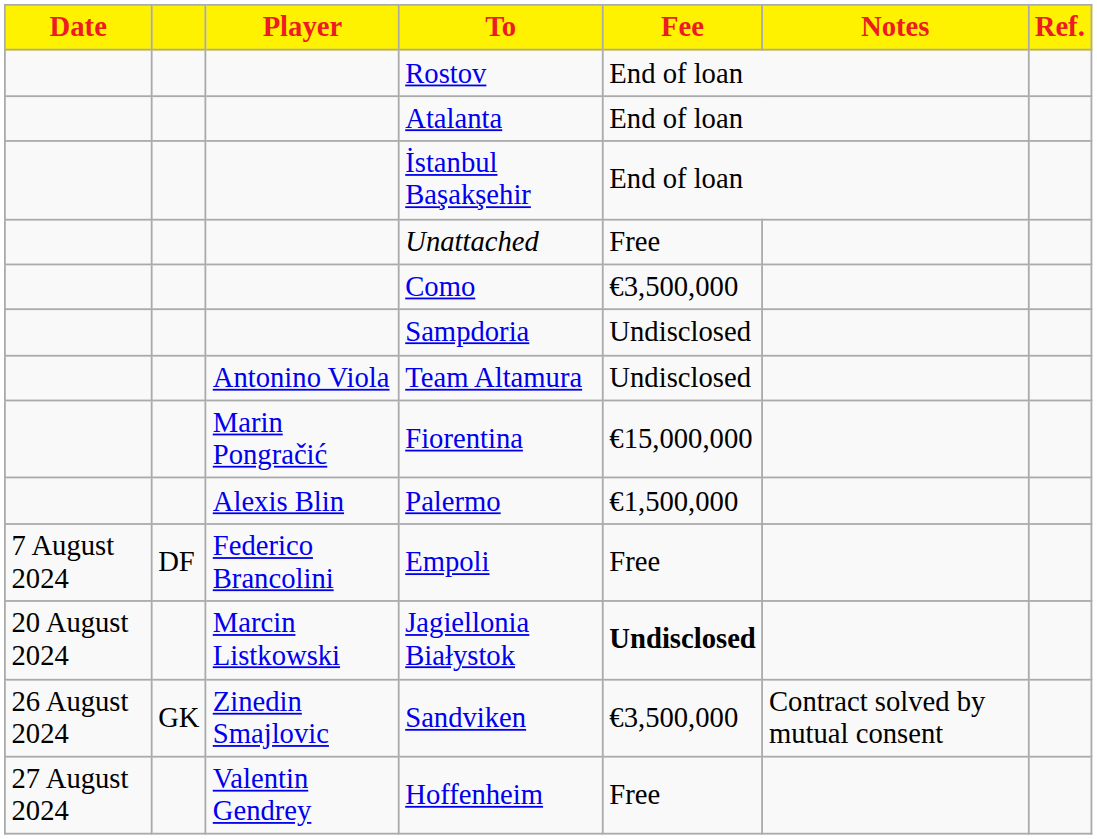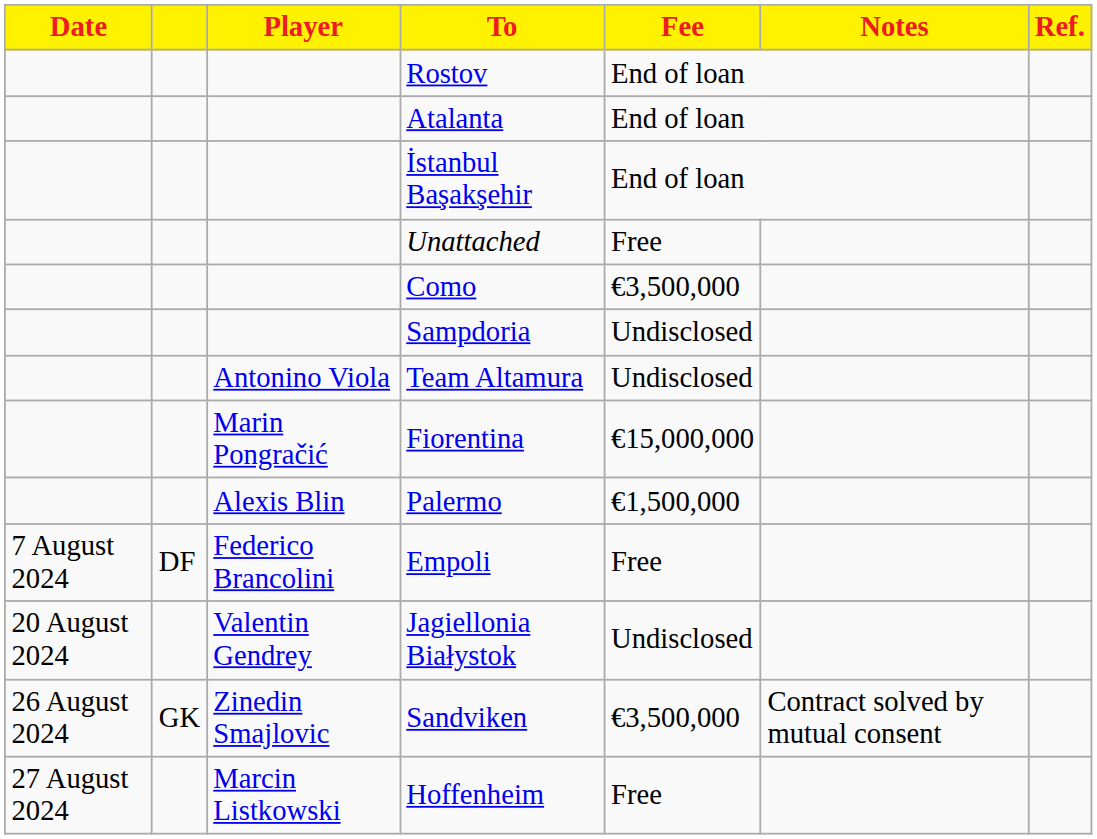(276, 639) Marcin Listkowski -> (263, 639) Valentin Gendrey
(683, 639) bold -> (682, 639) normal
(262, 794) Valentin Gendrey -> (277, 794) Marcin Listkowski
